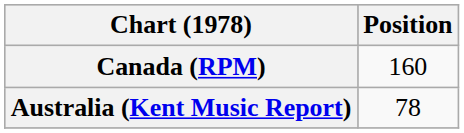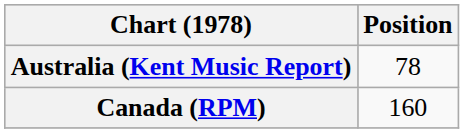rows swapped: (181, 107) <-> (181, 66)
